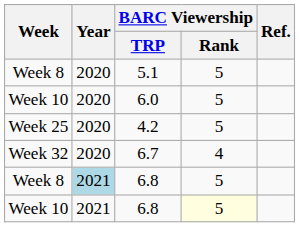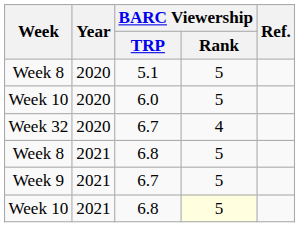- row: (38, 126)
(93, 180) lightblue background -> (93, 153) no background
+ row: (38, 180)
